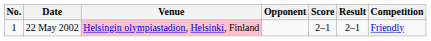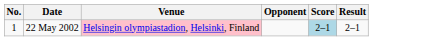- column: (397, 12)
(323, 28) no background -> (323, 28) lightblue background
